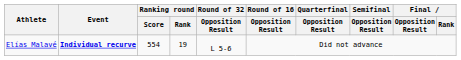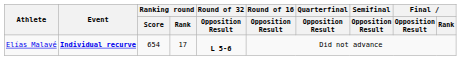(154, 45) 554 -> (154, 45) 654
(183, 45) 19 -> (183, 45) 17
(221, 49) normal -> (221, 49) bold
